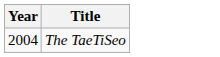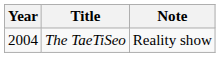+ column: (172, 16)
